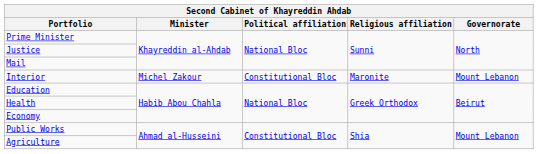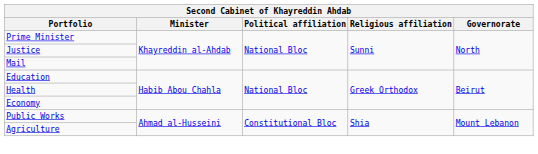- row: (26, 77)
